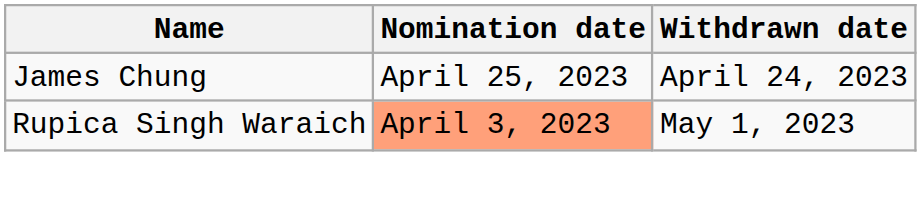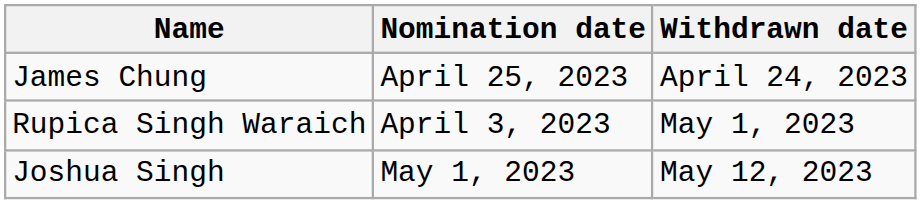(496, 125) lightsalmon background -> (496, 125) no background
+ row: (118, 173)
